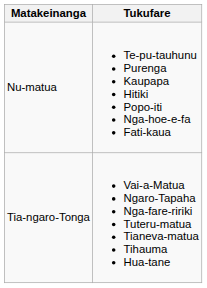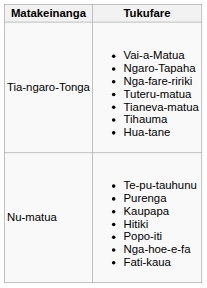rows swapped: (32, 87) <-> (48, 217)
